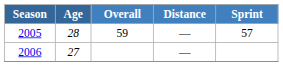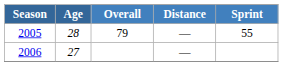(122, 33) 59 -> (122, 33) 79
(247, 33) 57 -> (247, 33) 55
